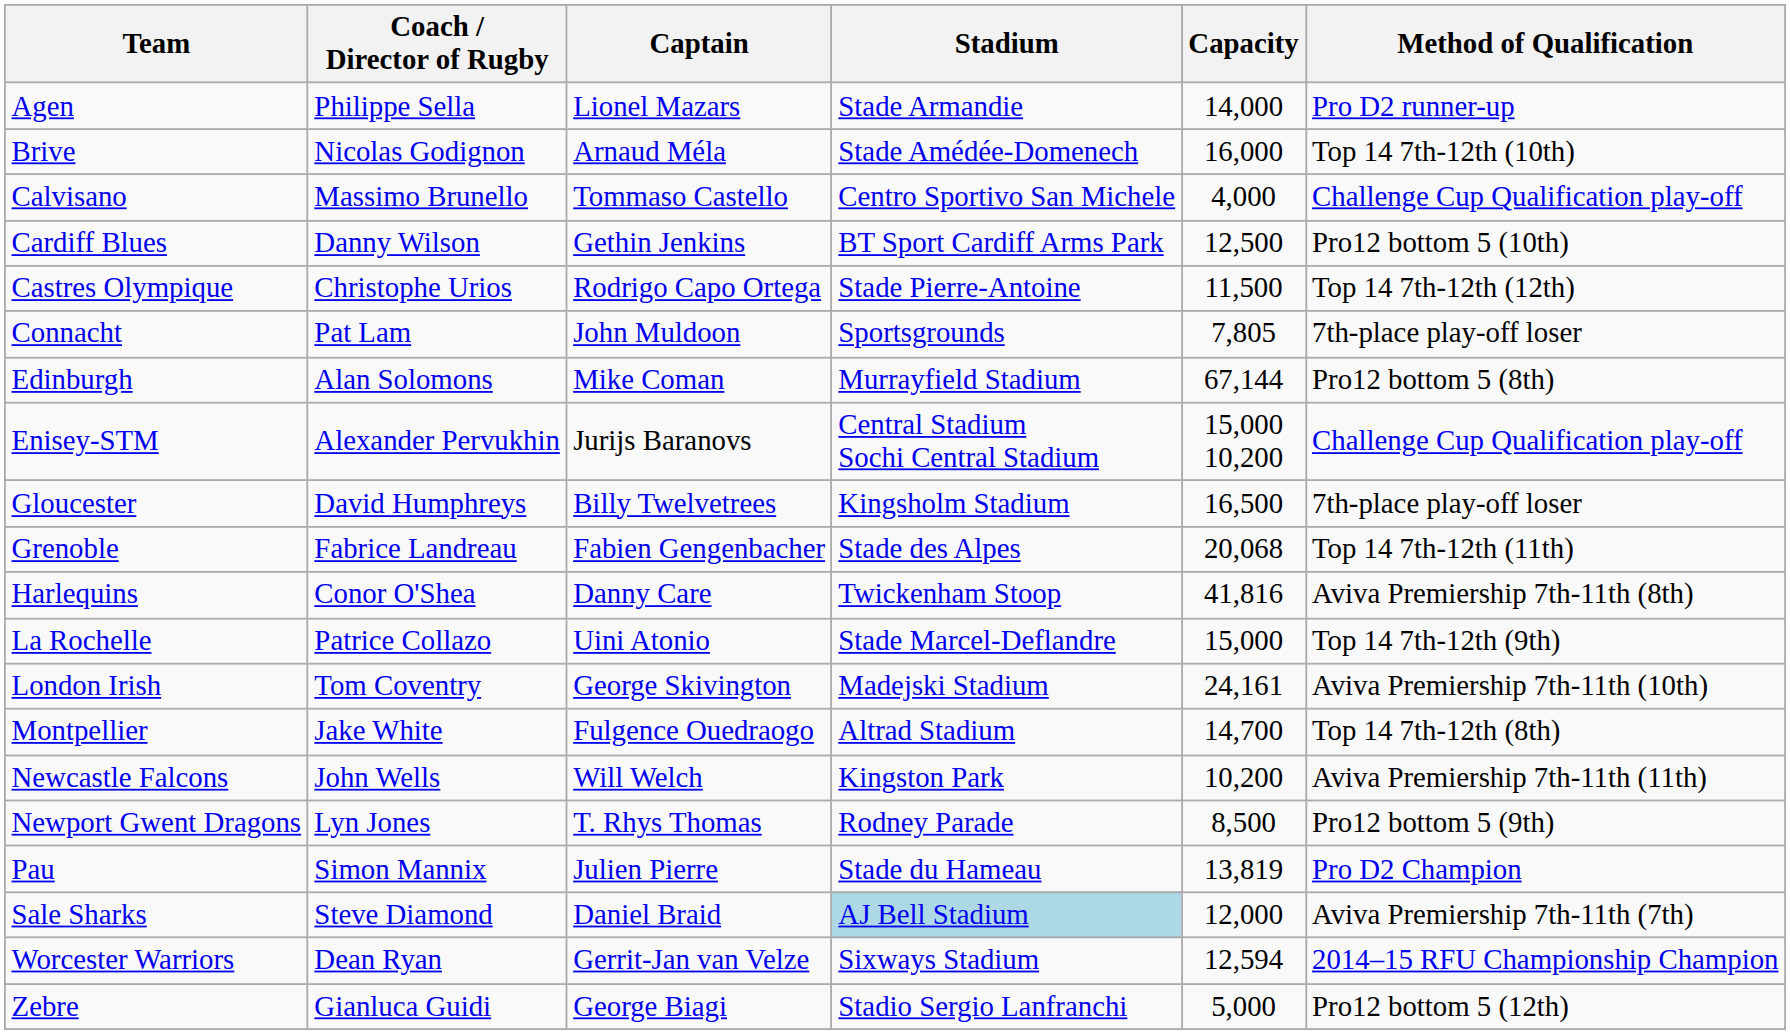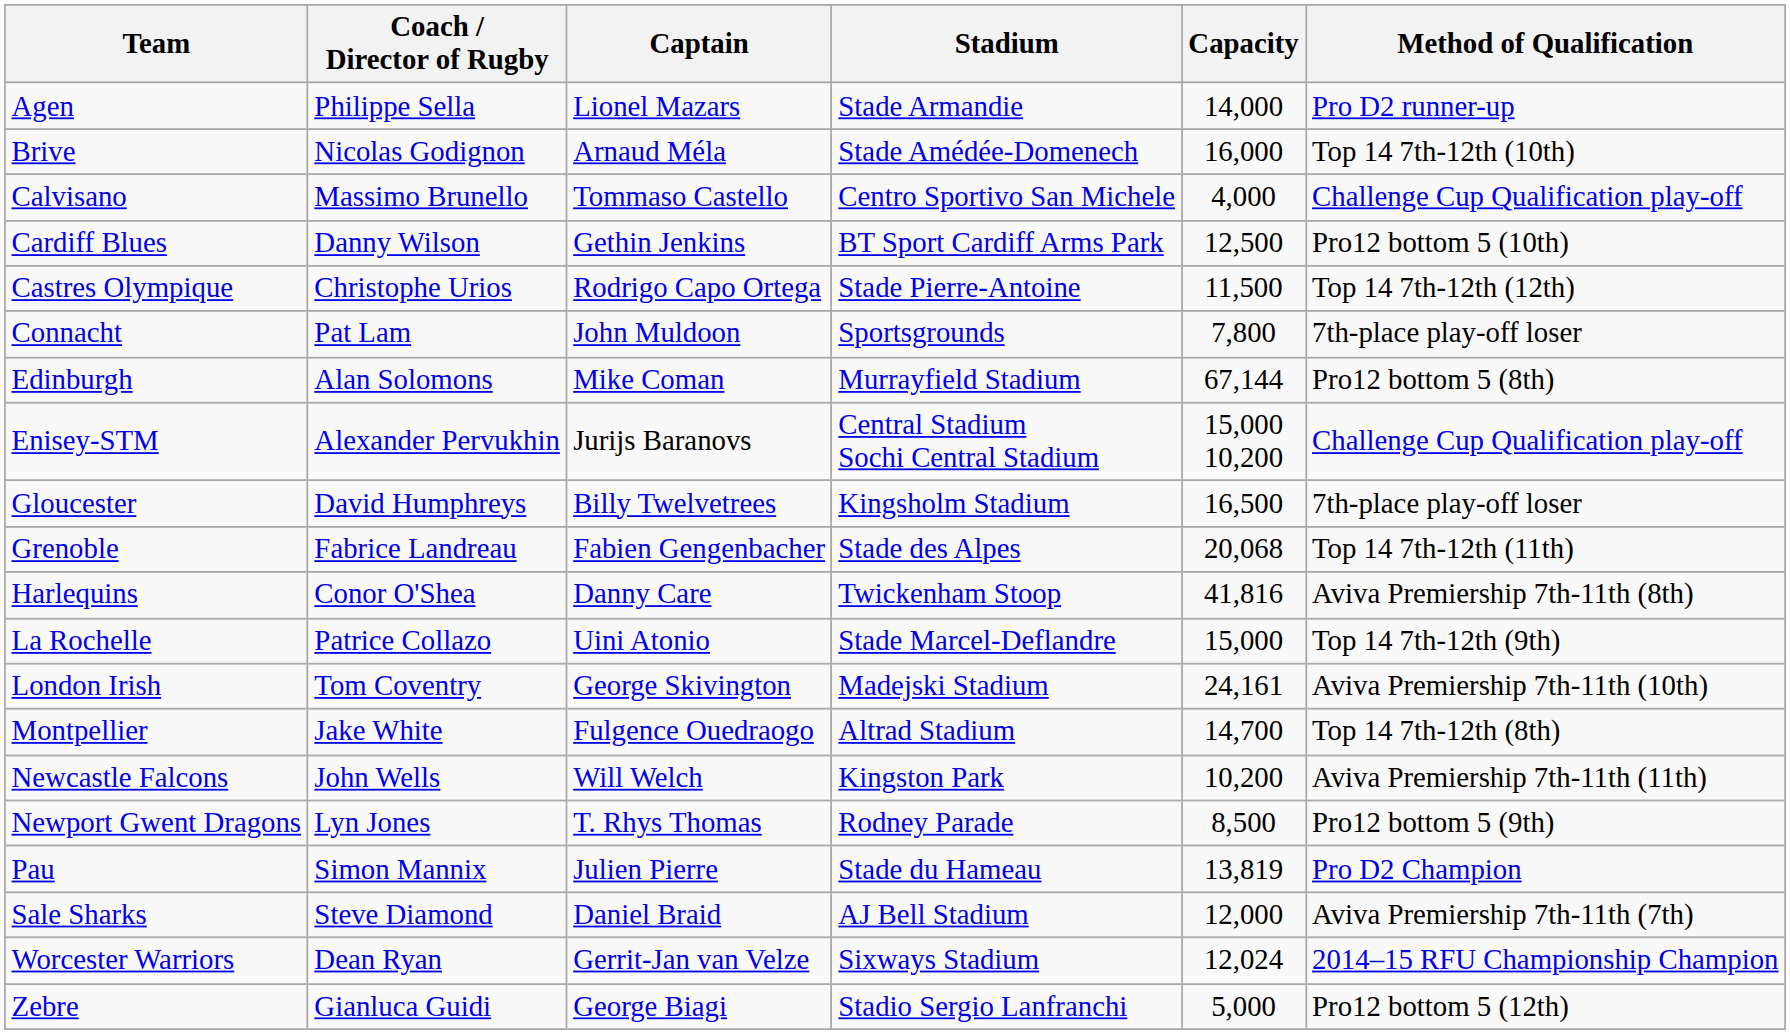(1244, 333) 7,805 -> (1244, 333) 7,800
(934, 914) lightblue background -> (934, 914) no background
(1244, 959) 12,594 -> (1244, 959) 12,024
